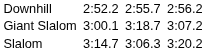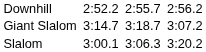(101, 26) 3:00.1 -> (101, 26) 3:14.7
(101, 43) 3:14.7 -> (101, 43) 3:00.1
